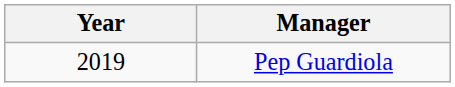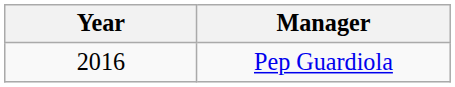(101, 61) 2019 -> (101, 61) 2016
